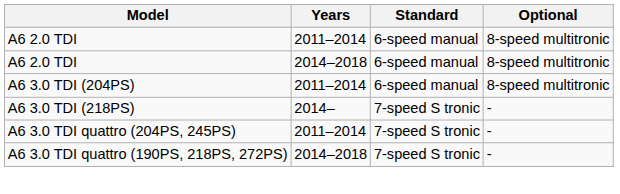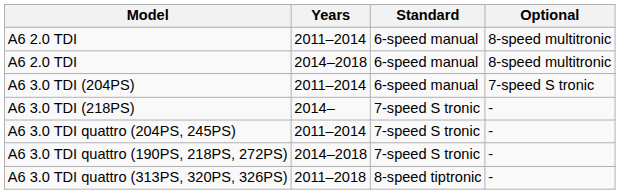(548, 85) 8-speed multitronic -> (541, 85) 7-speed S tronic
+ row: (148, 177)
